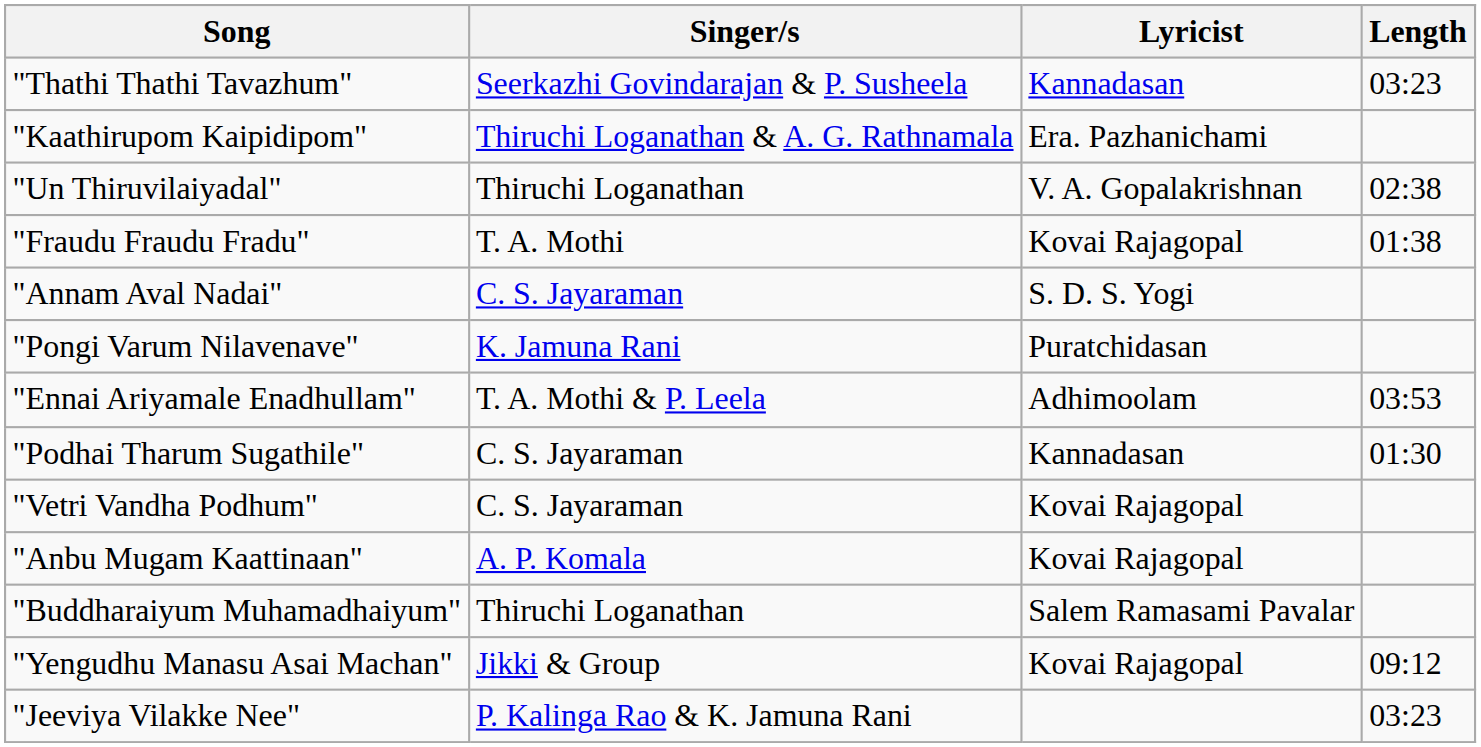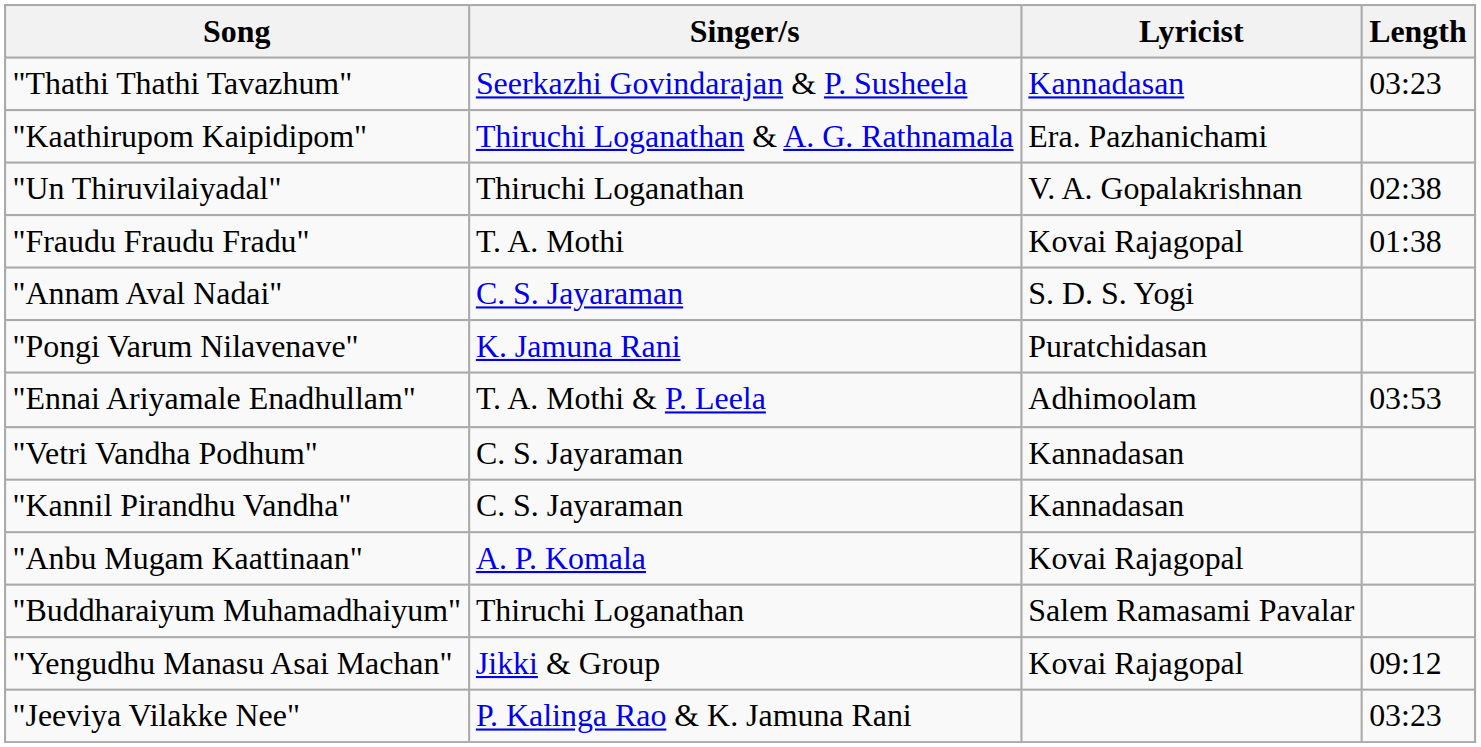- row: (188, 452)
(1136, 504) Kovai Rajagopal -> (1106, 452) Kannadasan
+ row: (182, 504)
